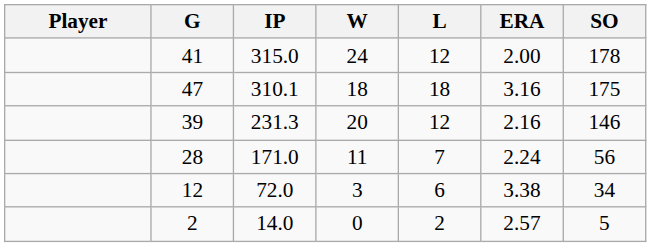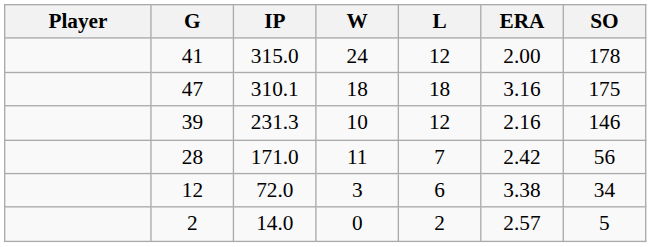(357, 122) 20 -> (357, 122) 10
(522, 156) 2.24 -> (522, 156) 2.42
